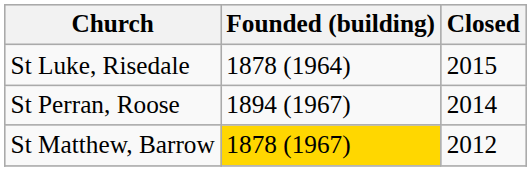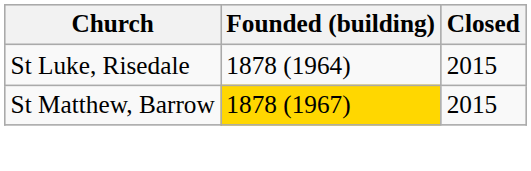- row: (95, 104)
(472, 144) 2012 -> (472, 104) 2015
